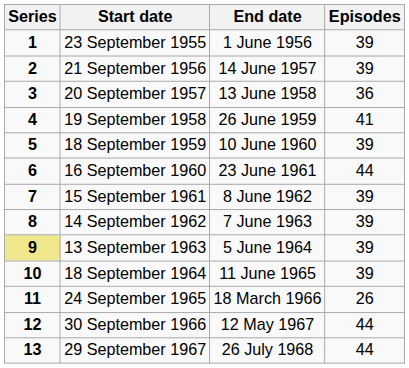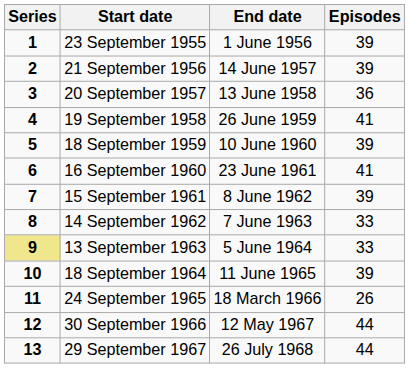(365, 171) 44 -> (365, 171) 41
(365, 222) 39 -> (365, 222) 33
(365, 247) 39 -> (365, 247) 33
